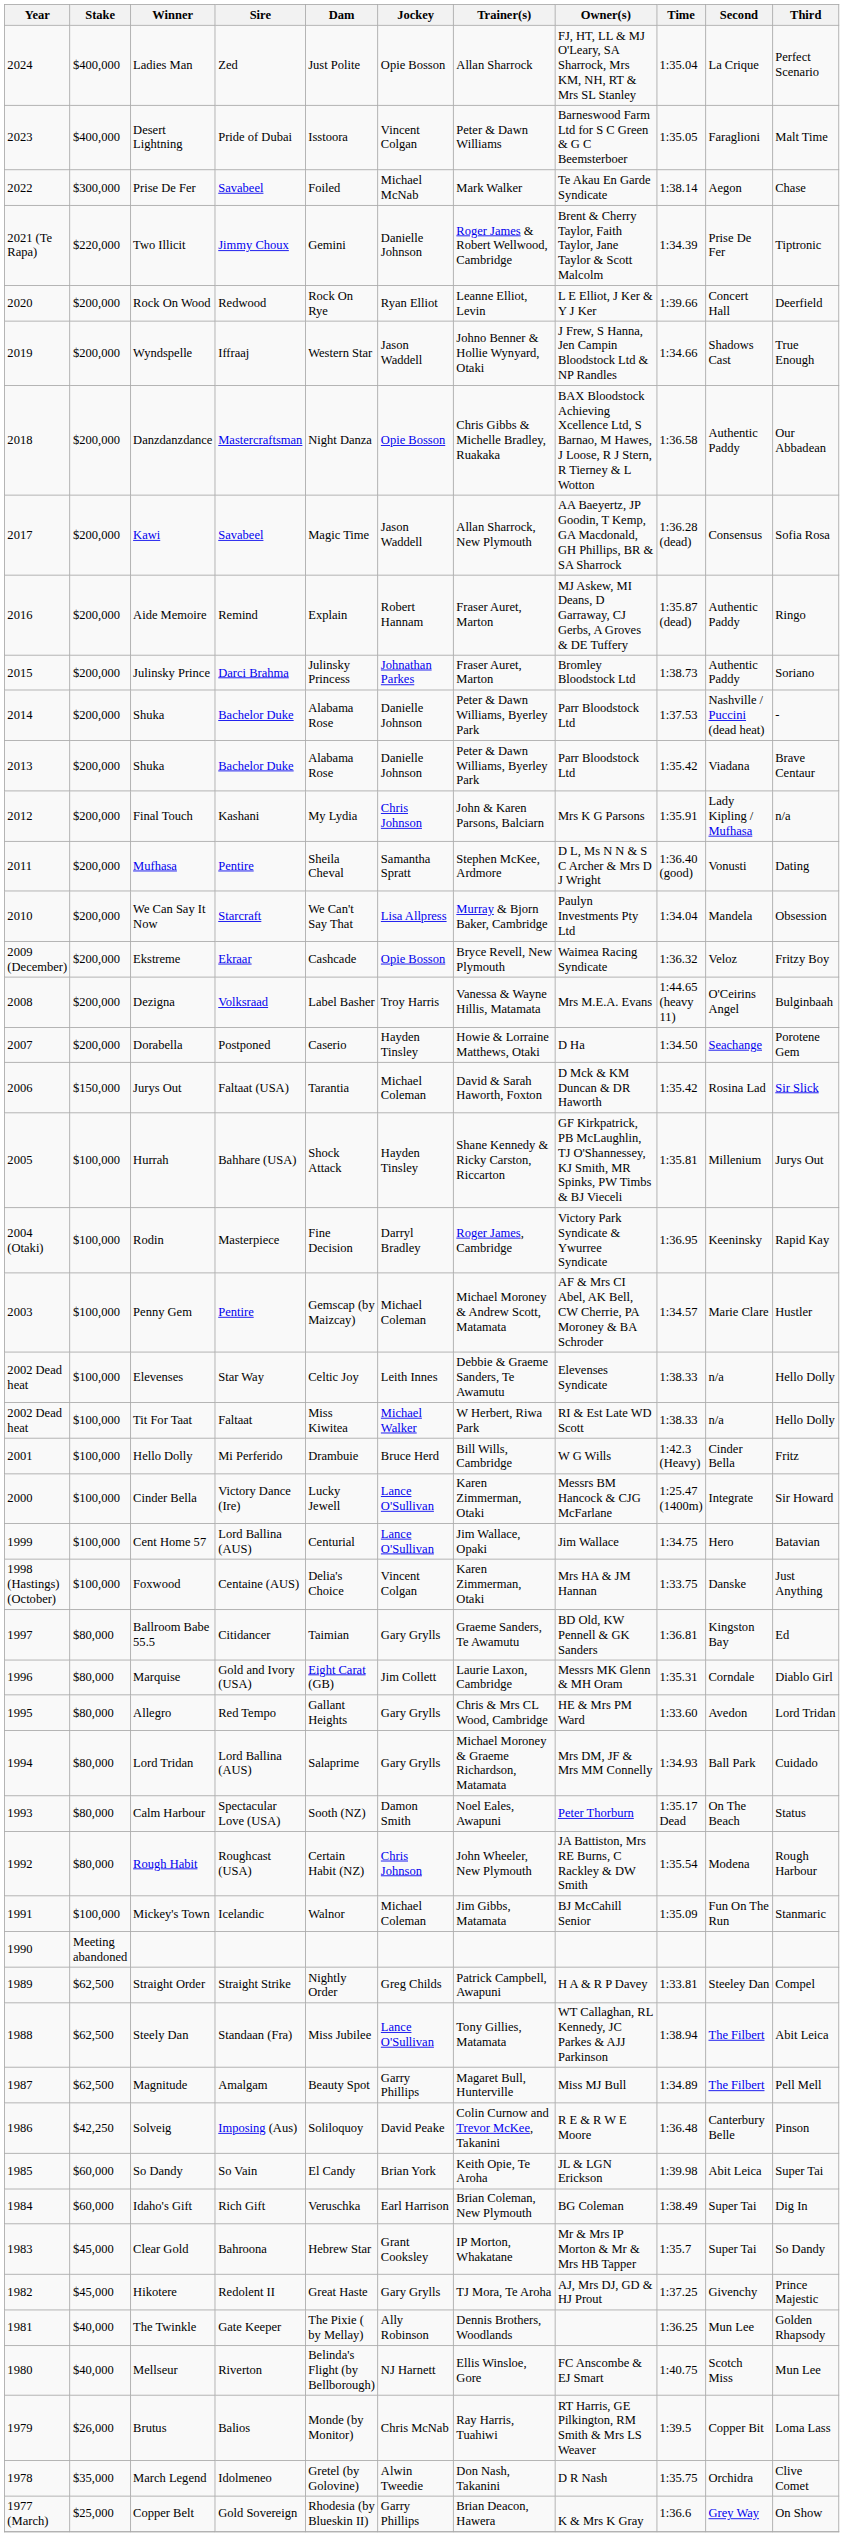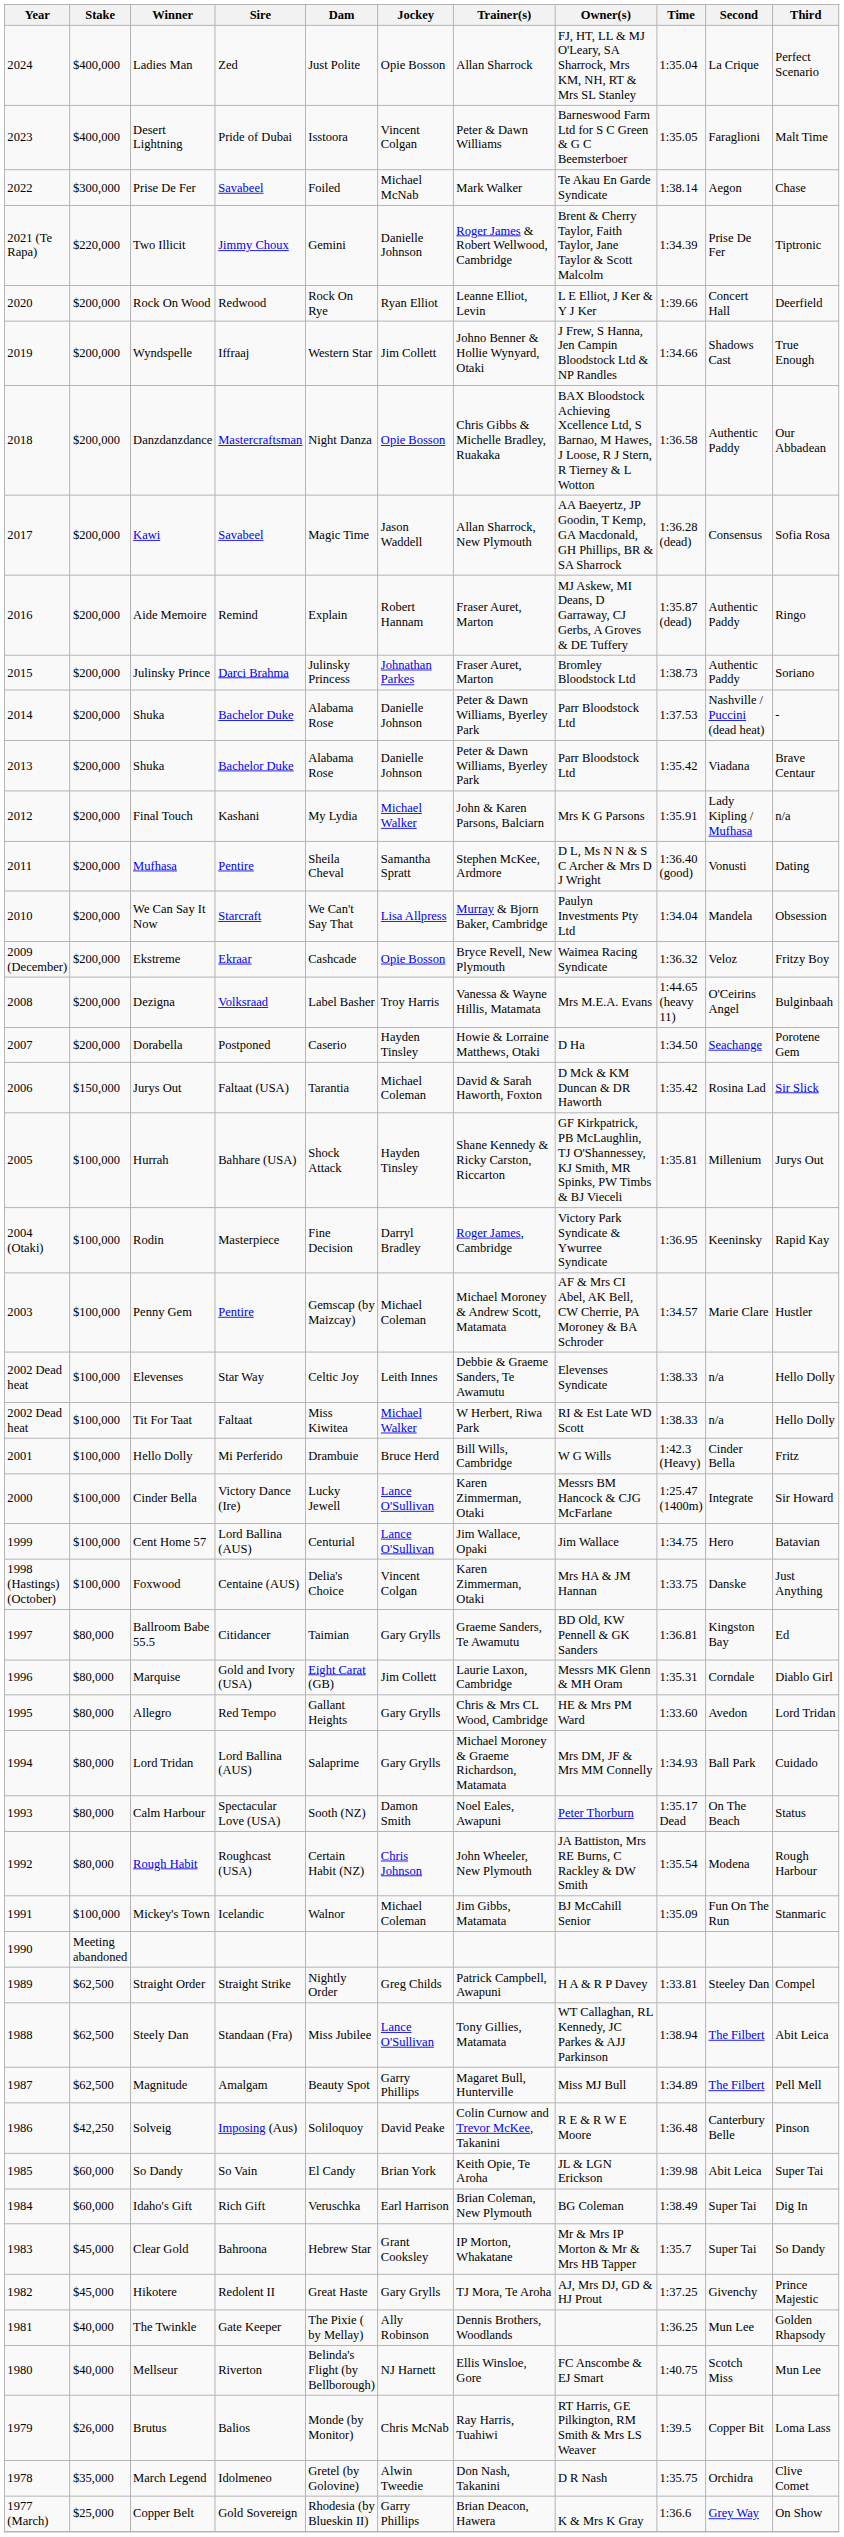(402, 353) Jason Waddell -> (409, 353) Jim Collett
(401, 816) Chris Johnson -> (401, 816) Michael Walker
